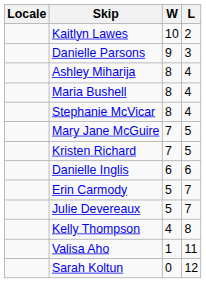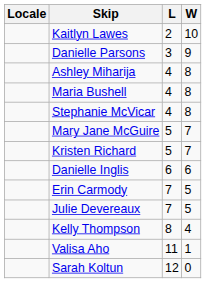columns swapped: (172, 14) <-> (191, 14)
